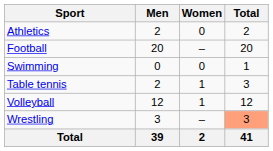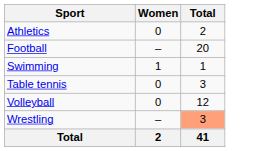- column: (157, 13)
(202, 66) 0 -> (158, 66) 1
(202, 84) 1 -> (158, 84) 0
(202, 102) 1 -> (158, 102) 0
